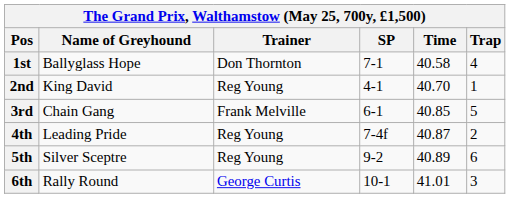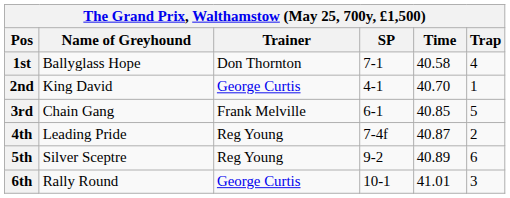(250, 87) Reg Young -> (259, 87) George Curtis
